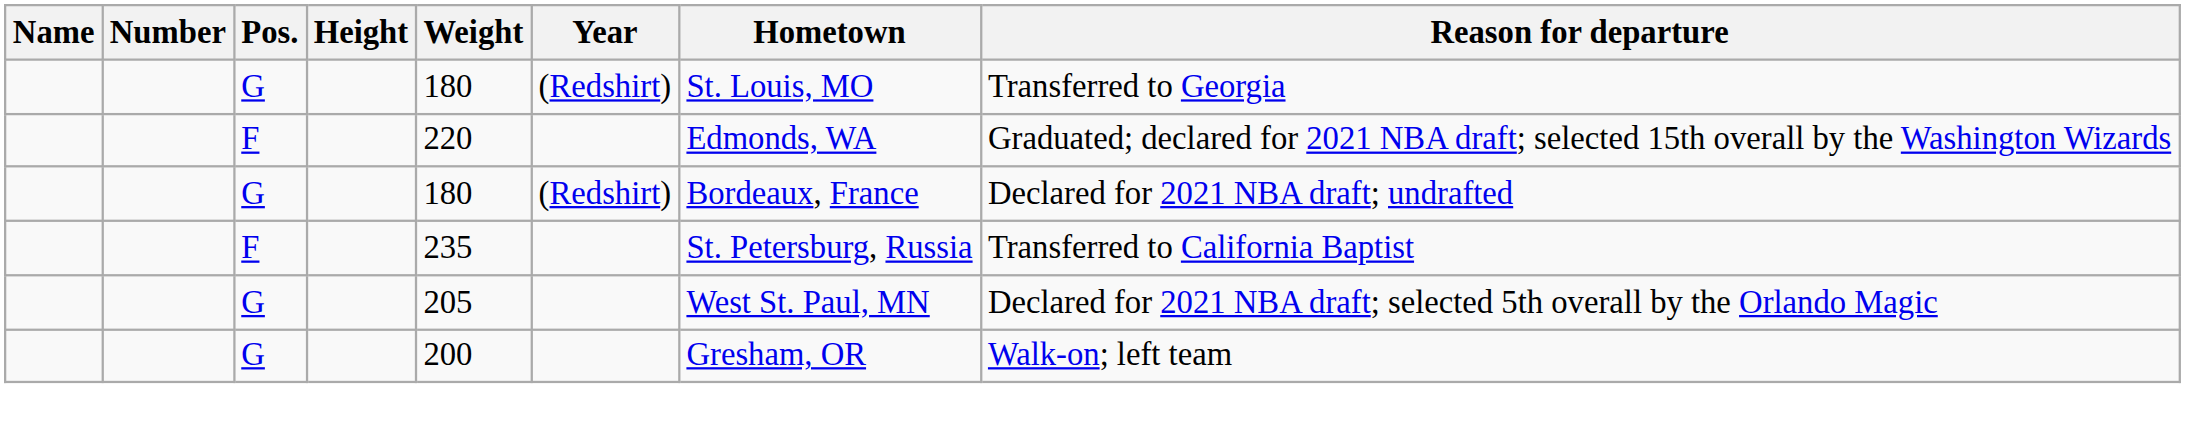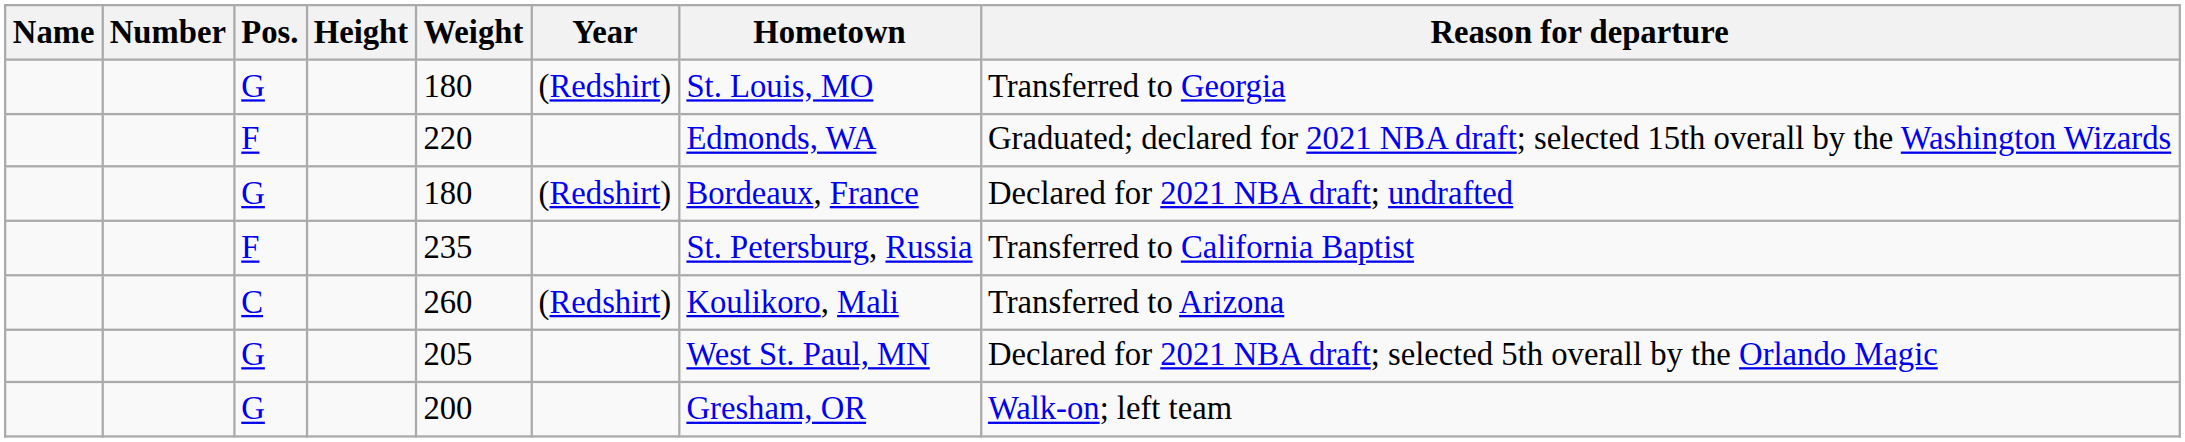+ row: (54, 302)
